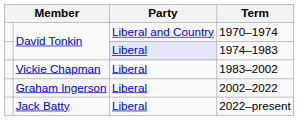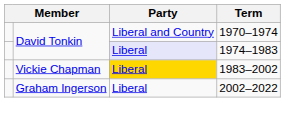(130, 69) no background -> (130, 69) gold background
- row: (255, 106)
